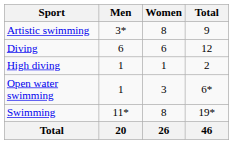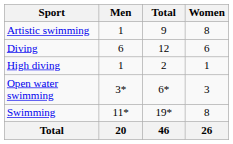columns swapped: (164, 13) <-> (207, 13)
(121, 30) 3* -> (121, 30) 1
(121, 89) 1 -> (121, 89) 3*
